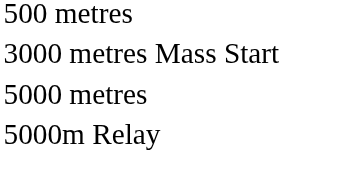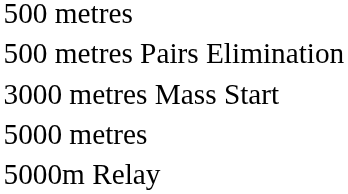+ row: (174, 53)
